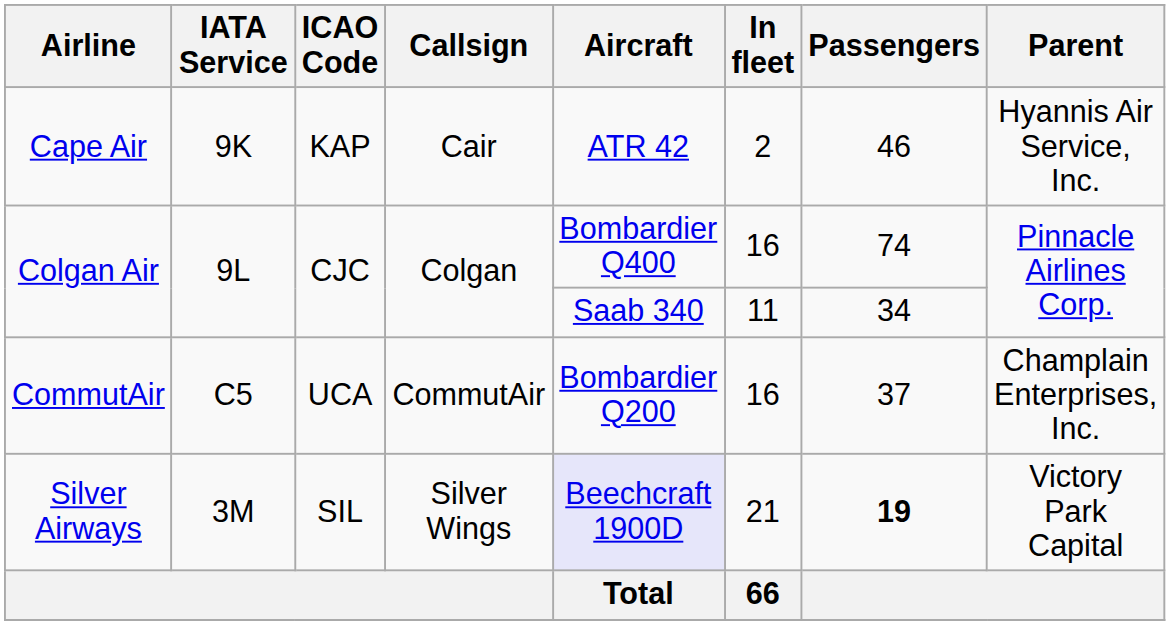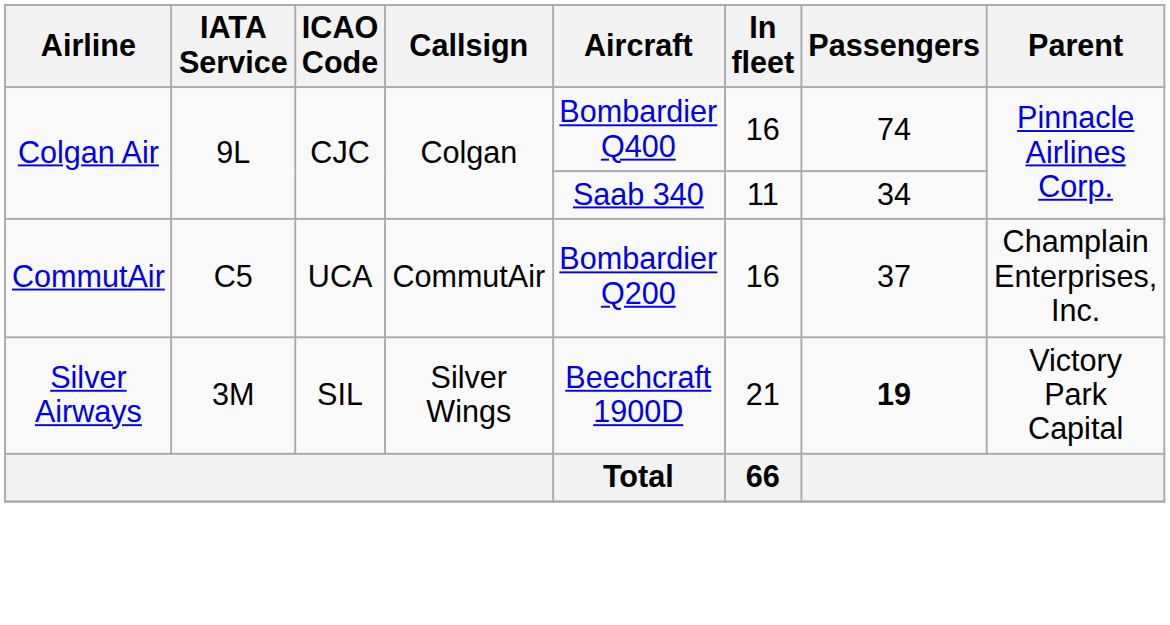- row: (88, 145)
(638, 511) lavender background -> (638, 394) no background
